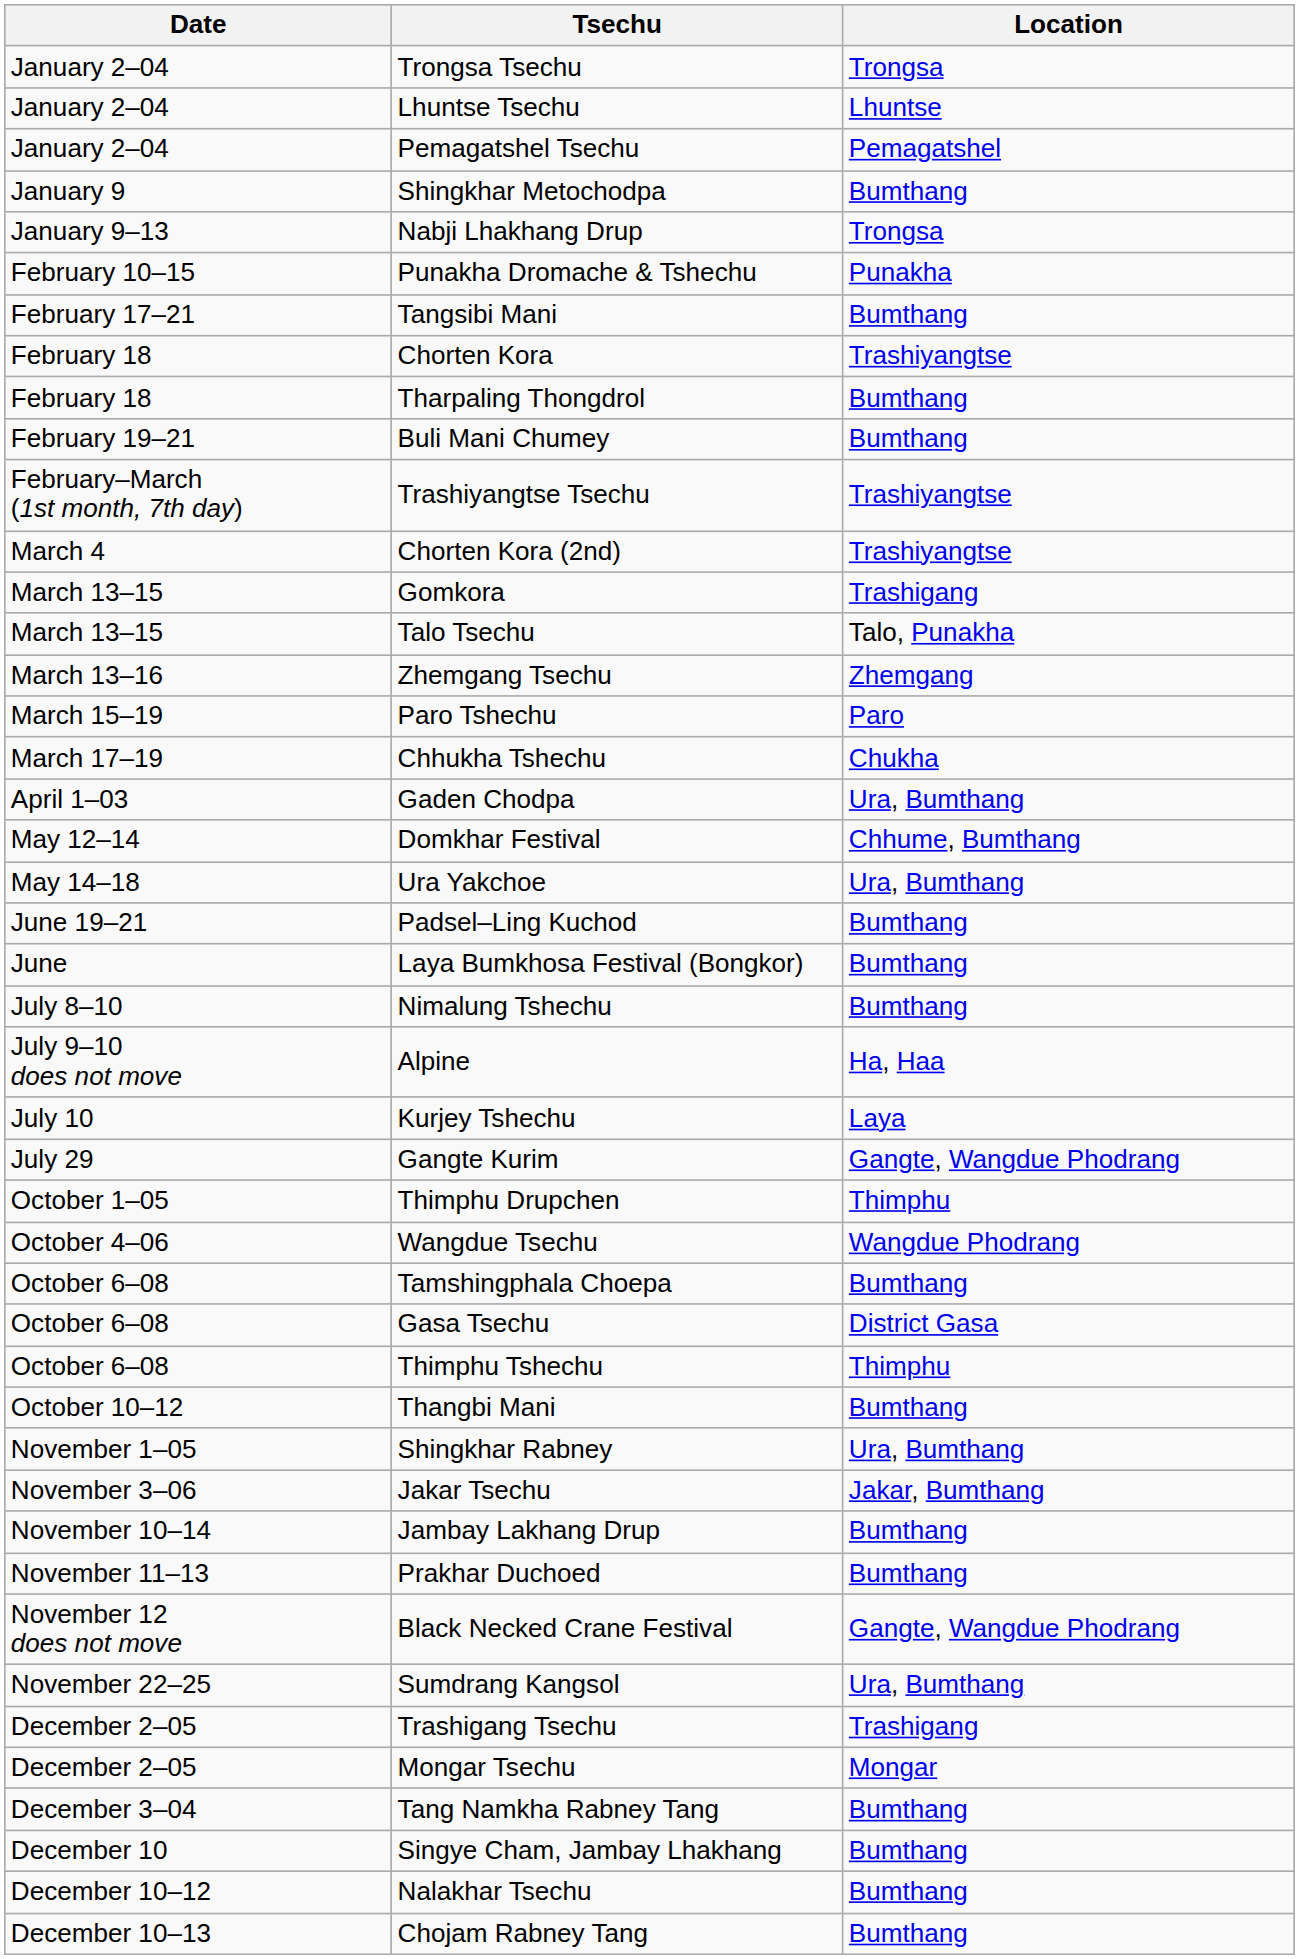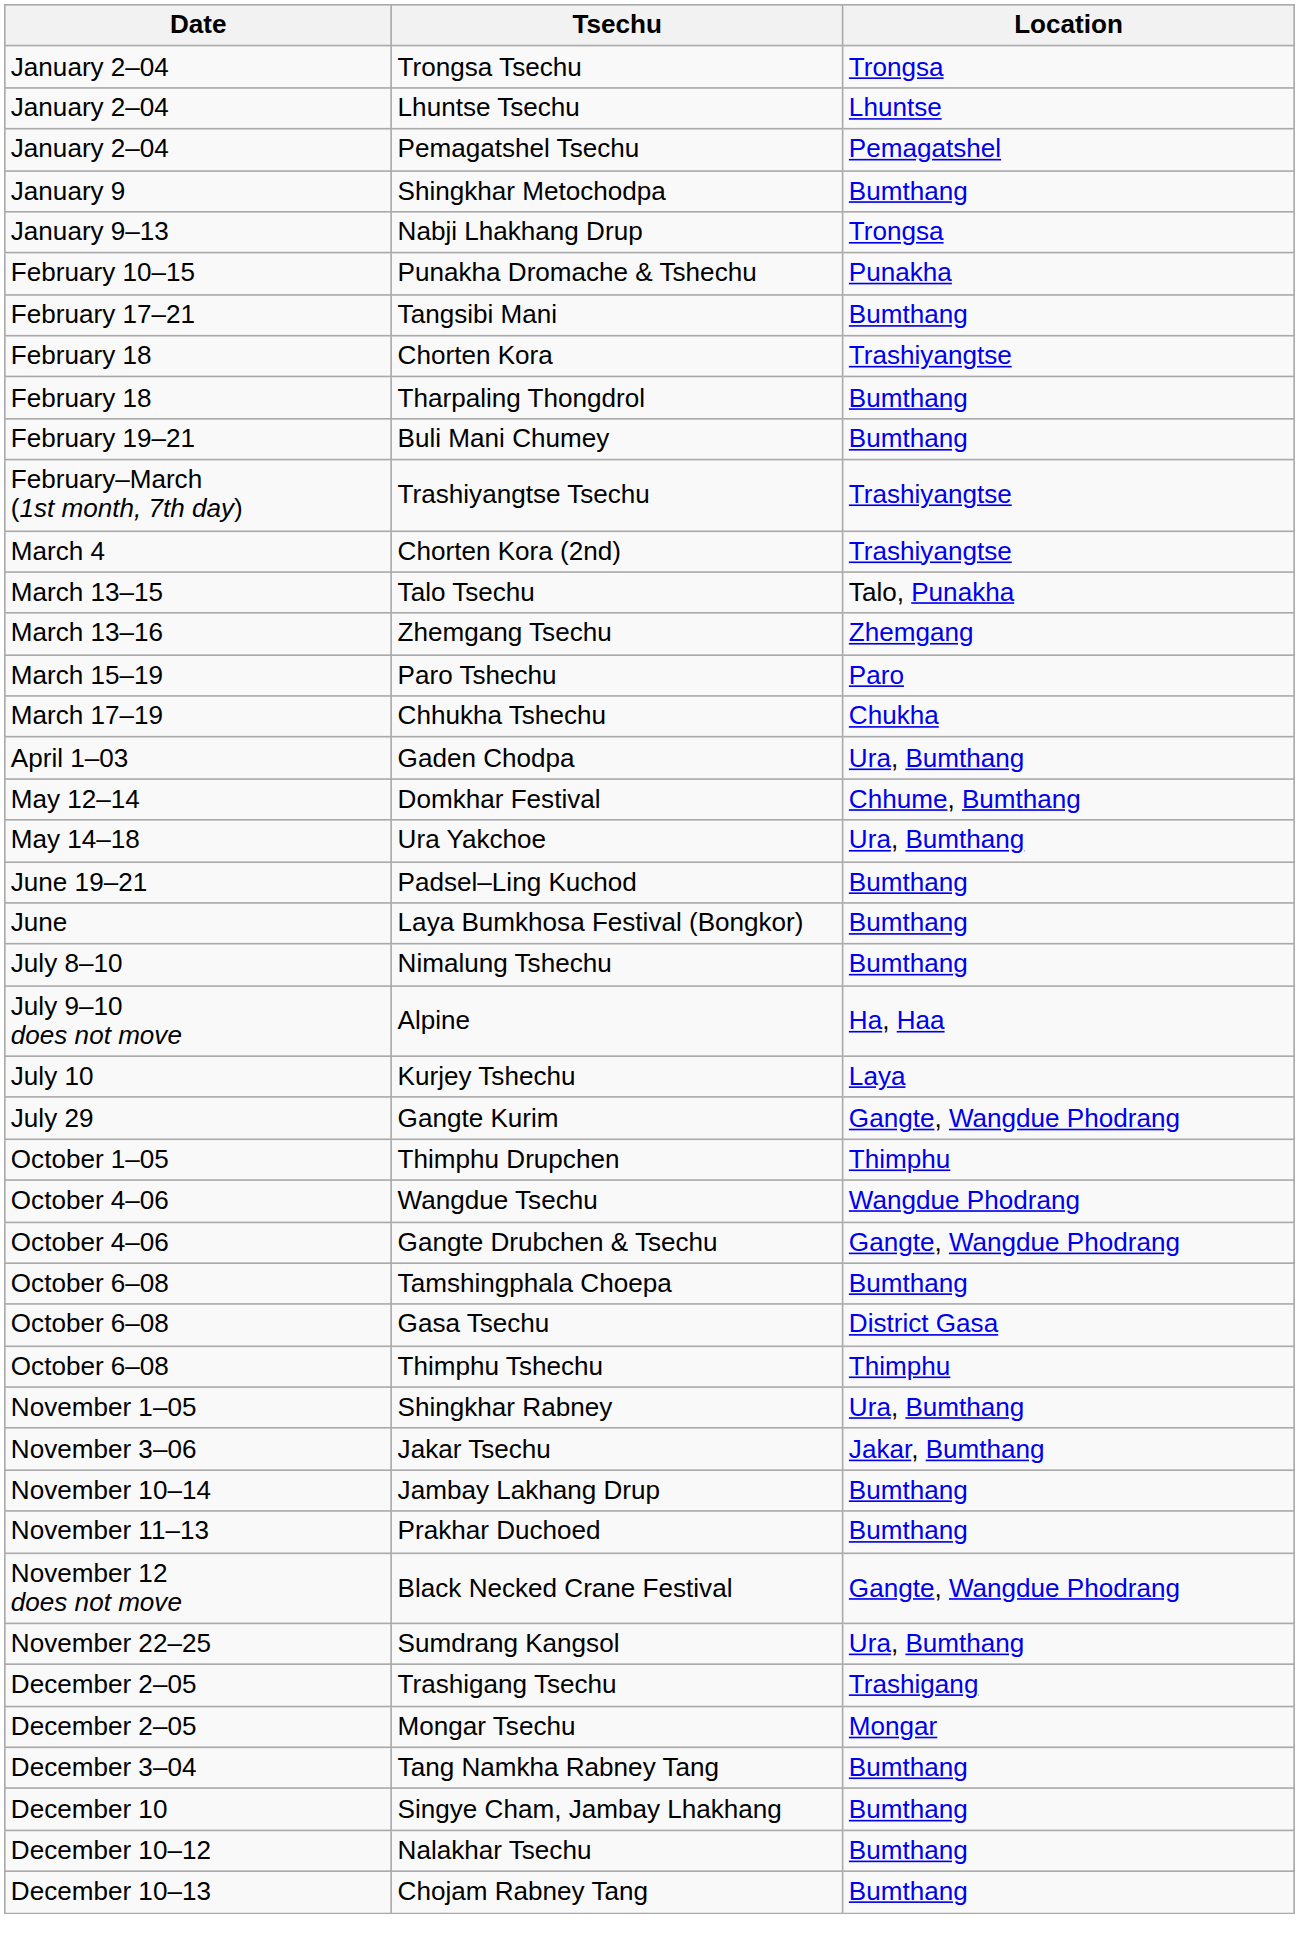- row: (451, 592)
+ row: (558, 1241)
- row: (477, 1407)
